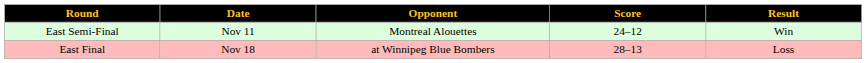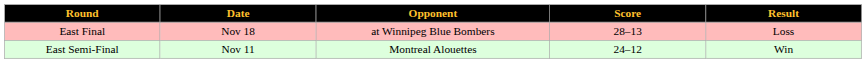rows swapped: (82, 31) <-> (82, 49)
